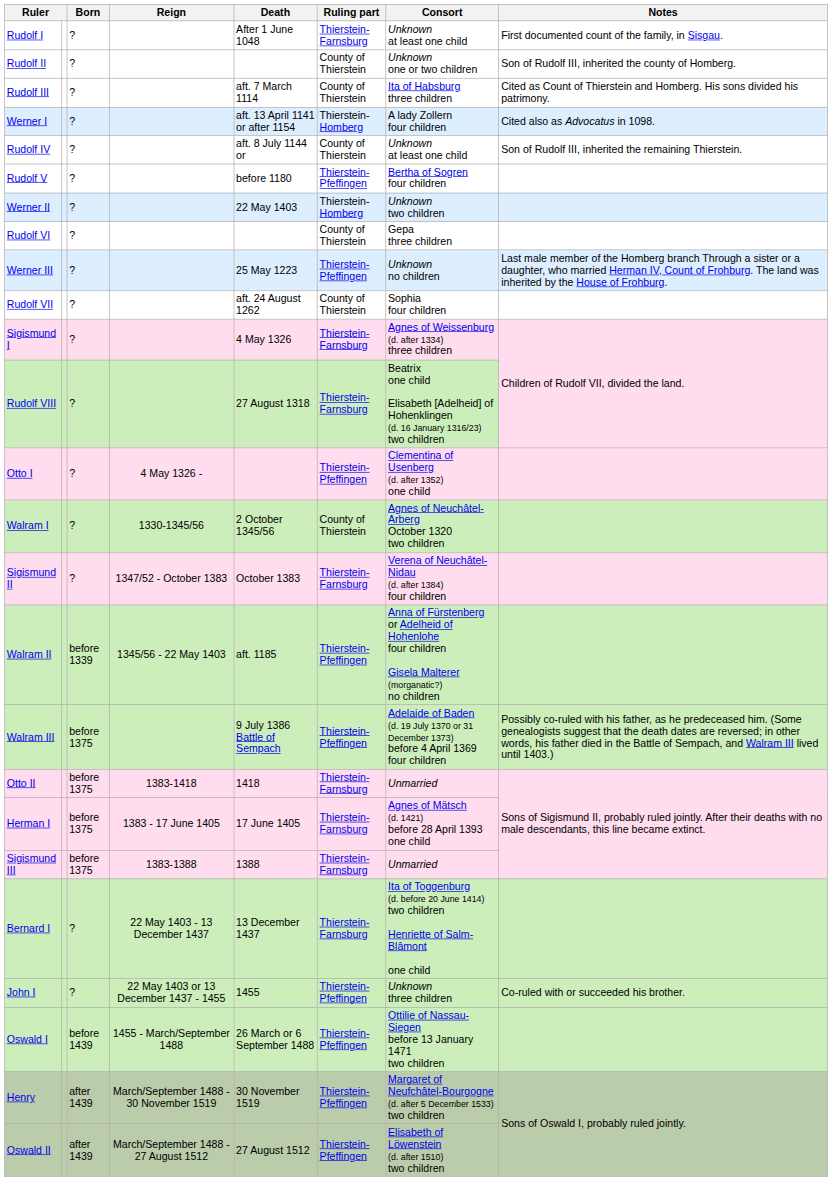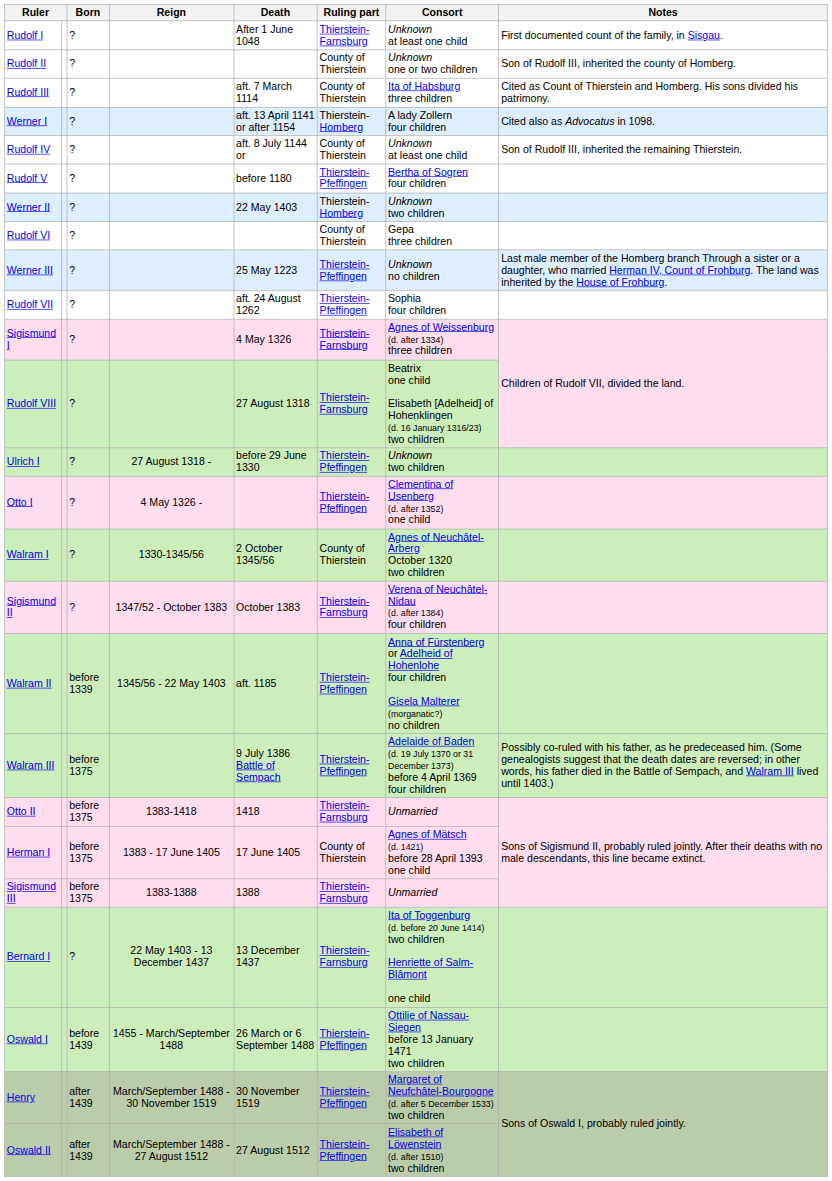(343, 305) County of Thierstein -> (345, 305) Thierstein-Pfeffingen
+ row: (23, 462)
(345, 824) Thierstein-Farnsburg -> (343, 852) County of Thierstein
- row: (21, 993)
